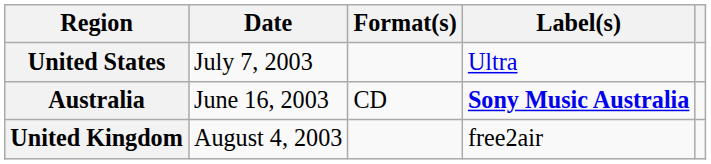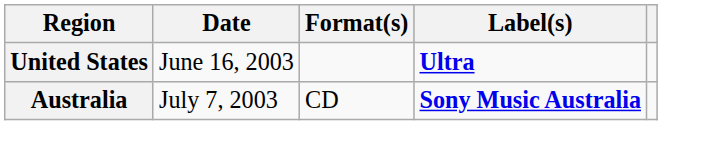(253, 61) July 7, 2003 -> (226, 61) June 16, 2003
(493, 61) normal -> (447, 61) bold
(261, 100) June 16, 2003 -> (218, 100) July 7, 2003
- row: (97, 138)
